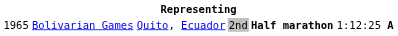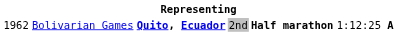(16, 25) 1965 -> (16, 25) 1962
(181, 25) normal -> (181, 25) bold
